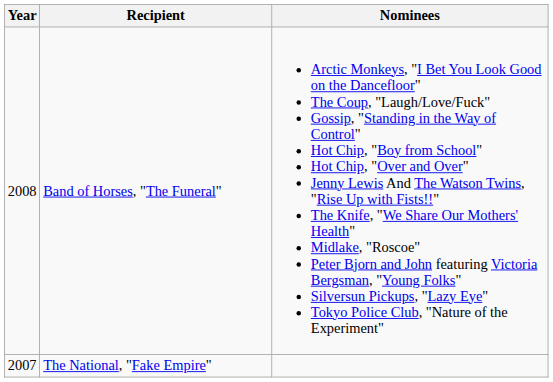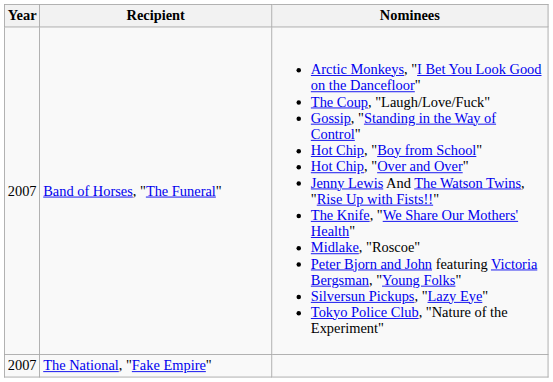(22, 190) 2008 -> (22, 190) 2007
